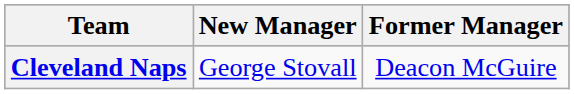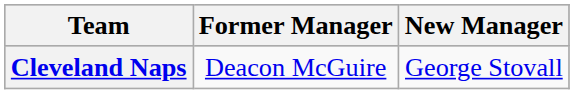columns swapped: (466, 25) <-> (278, 25)
